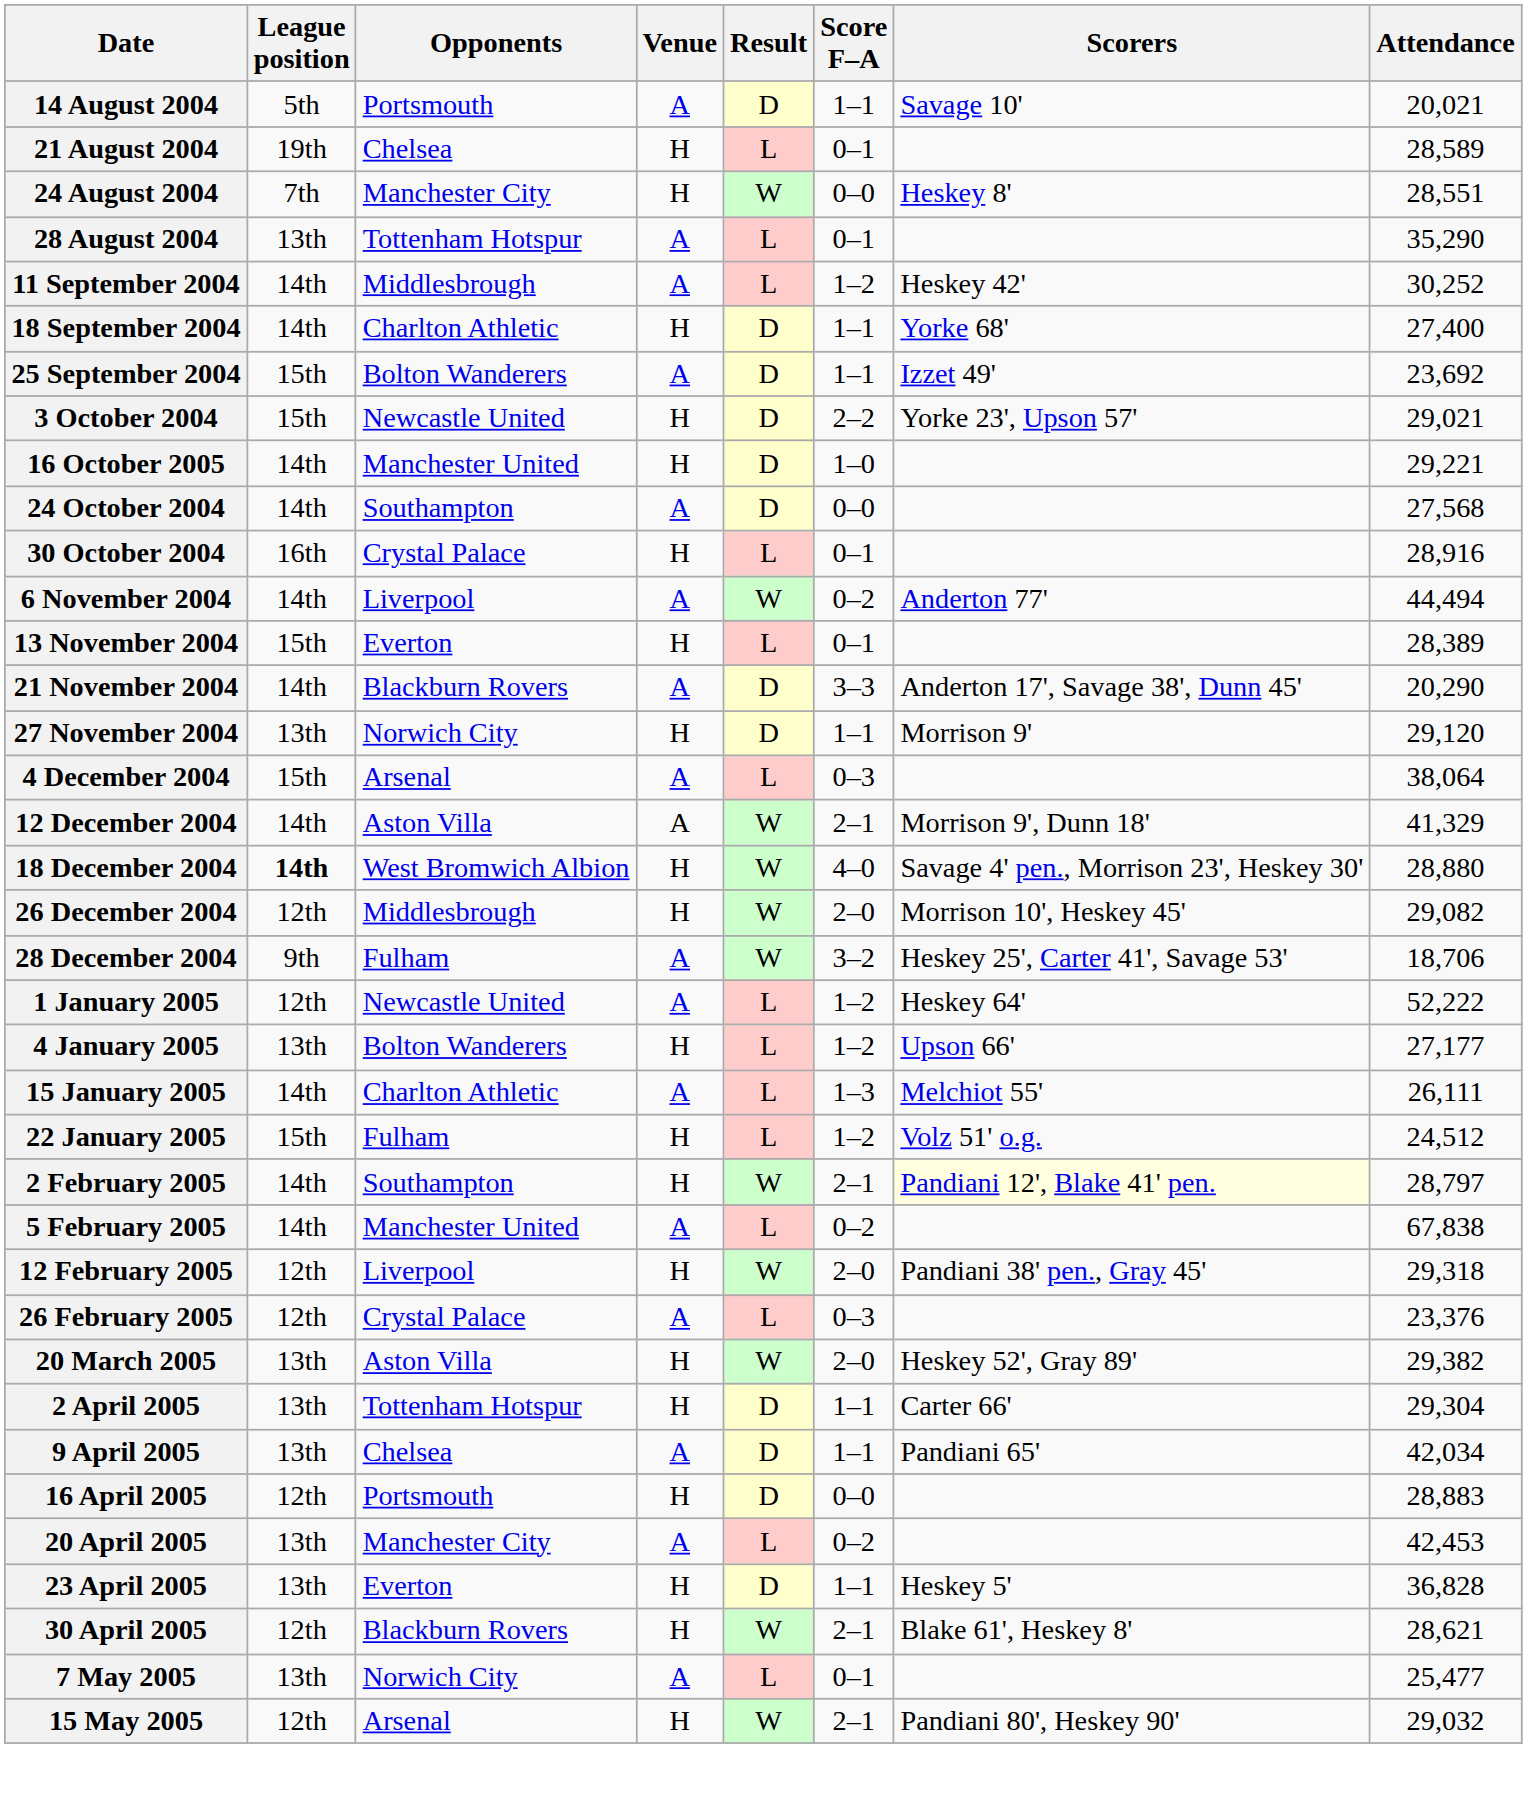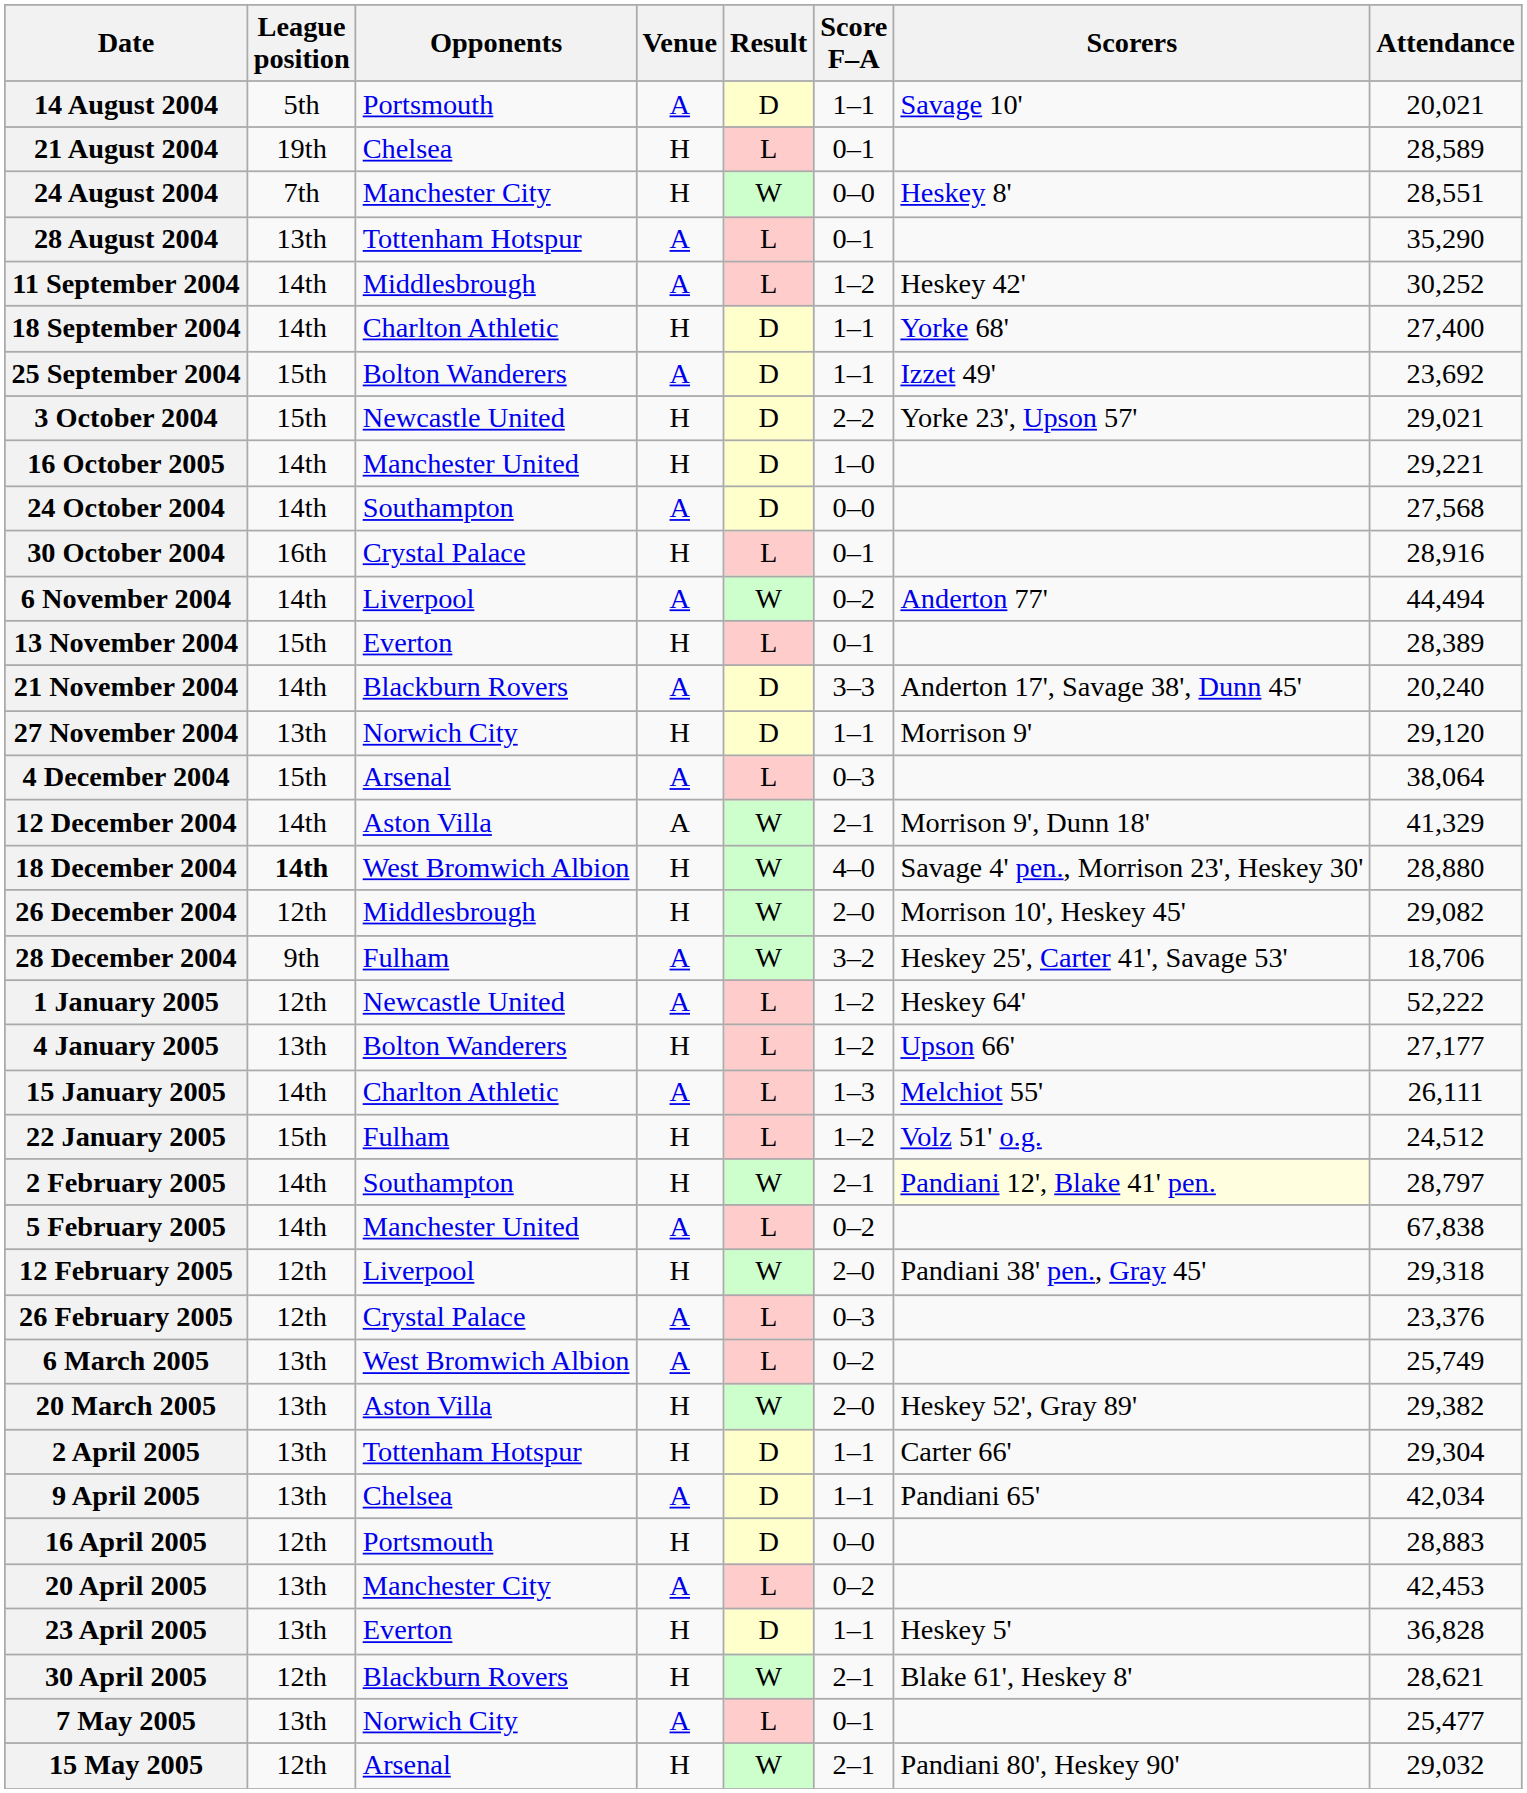(1446, 687) 20,290 -> (1446, 687) 20,240
+ row: (126, 1361)
